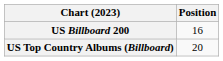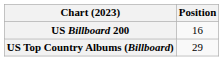(197, 47) 20 -> (197, 47) 29
